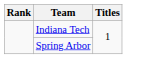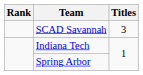+ row: (71, 29)
